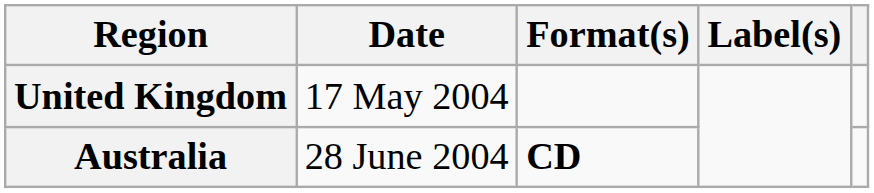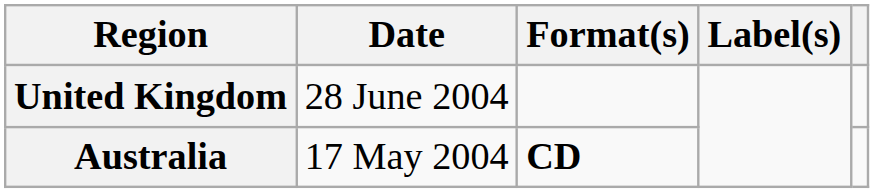(407, 95) 17 May 2004 -> (407, 95) 28 June 2004
(407, 156) 28 June 2004 -> (407, 156) 17 May 2004
